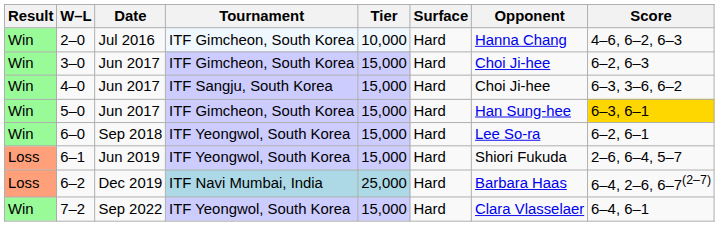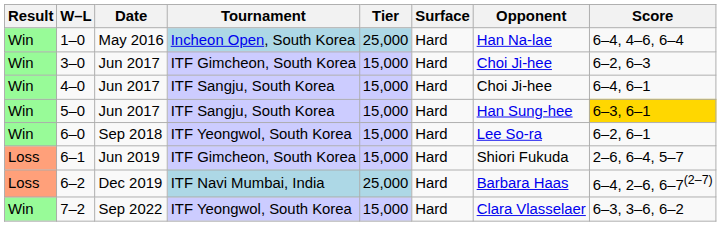+ row: (73, 39)
- row: (73, 39)
(637, 87) 6–3, 3–6, 6–2 -> (622, 87) 6–4, 6–1
(262, 110) ITF Gimcheon, South Korea -> (253, 110) ITF Sangju, South Korea
(260, 157) ITF Yeongwol, South Korea -> (263, 157) ITF Gimcheon, South Korea
(620, 209) 6–4, 6–1 -> (638, 209) 6–3, 3–6, 6–2
